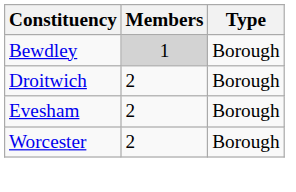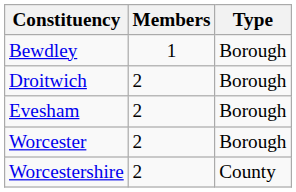(165, 50) lightgrey background -> (171, 50) no background
+ row: (66, 171)
